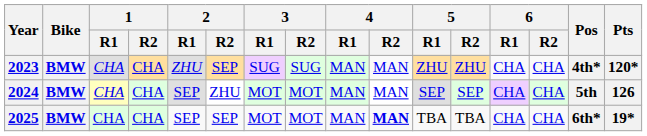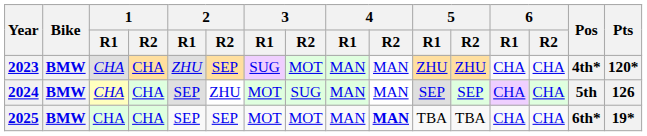(306, 67) SUG -> (306, 67) MOT
(306, 93) MOT -> (306, 93) SUG
